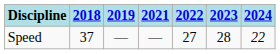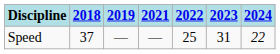(190, 37) 27 -> (190, 37) 25
(224, 37) 28 -> (224, 37) 31
